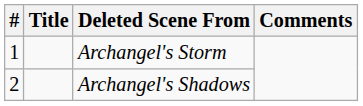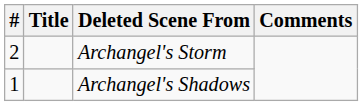(14, 52) 1 -> (14, 52) 2
(14, 84) 2 -> (14, 84) 1
